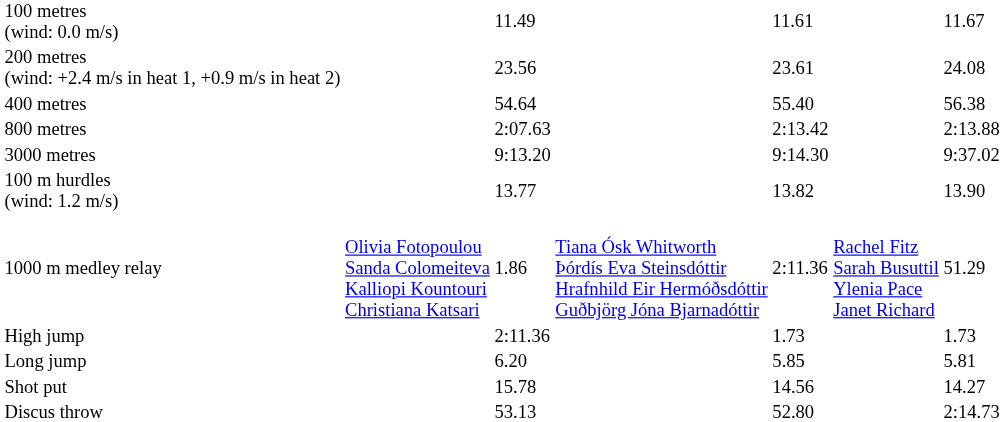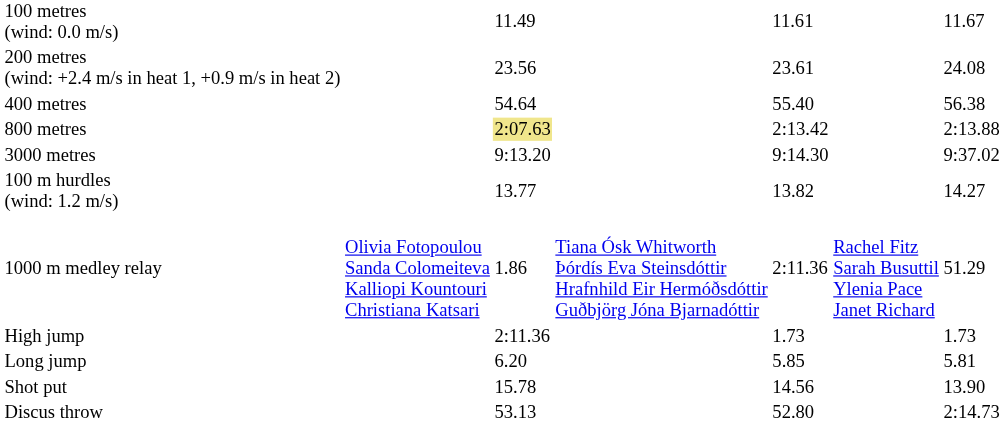(523, 129) no background -> (523, 129) khaki background
(964, 190) 13.90 -> (964, 190) 14.27
(964, 386) 14.27 -> (964, 386) 13.90
